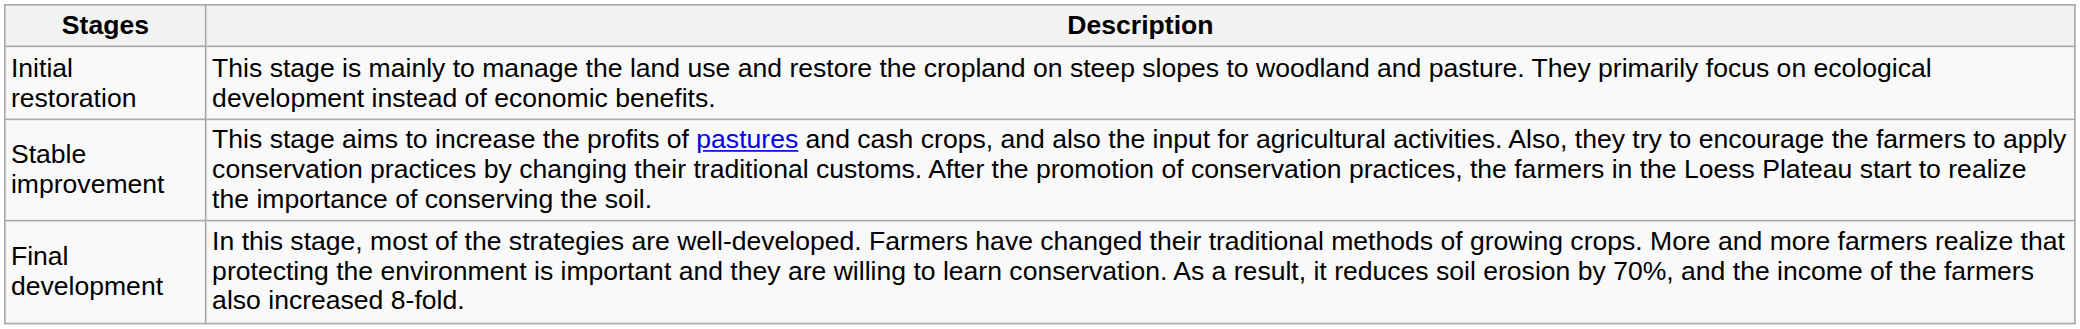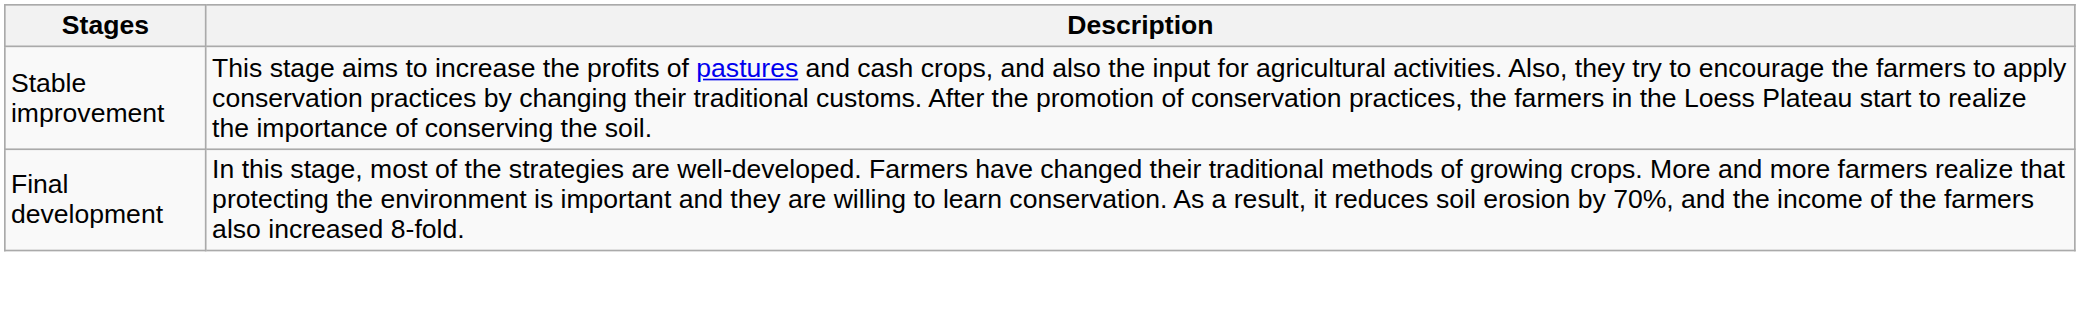- row: (74, 82)
